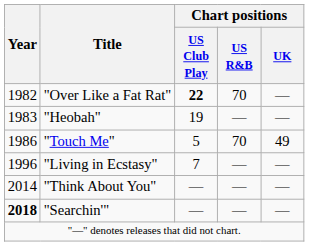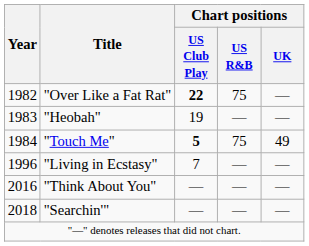(239, 94) 70 -> (239, 94) 75
(22, 141) 1986 -> (22, 141) 1984
(196, 141) normal -> (196, 141) bold
(239, 141) 70 -> (239, 141) 75
(22, 187) 2014 -> (22, 187) 2016
(22, 210) bold -> (22, 210) normal
